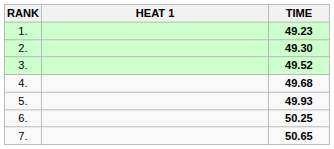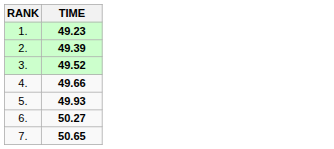- column: (155, 14)
(299, 49) 49.30 -> (72, 49) 49.39
(299, 84) 49.68 -> (72, 84) 49.66
(299, 119) 50.25 -> (72, 119) 50.27
